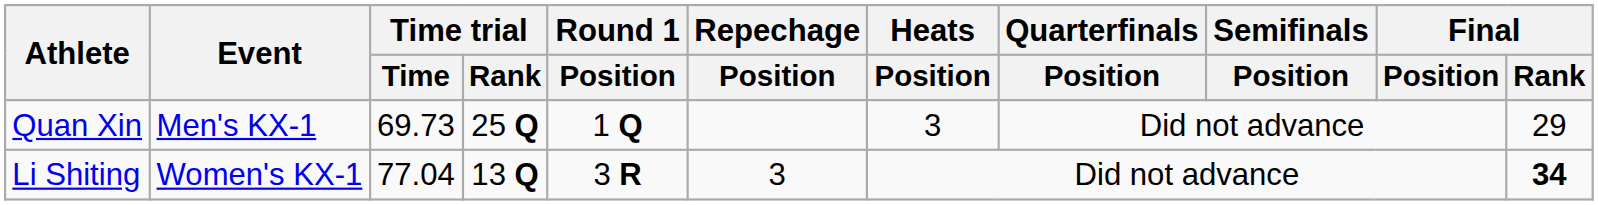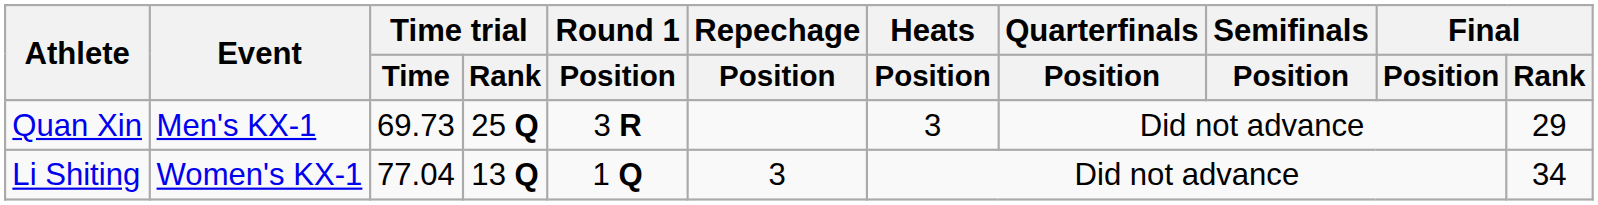(618, 126) 1 Q -> (618, 126) 3 R
(618, 175) 3 R -> (618, 175) 1 Q
(1549, 175) bold -> (1549, 175) normal
